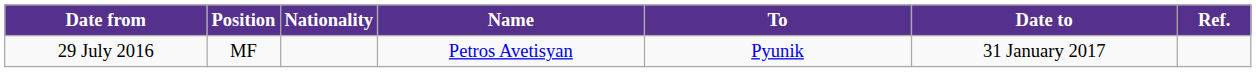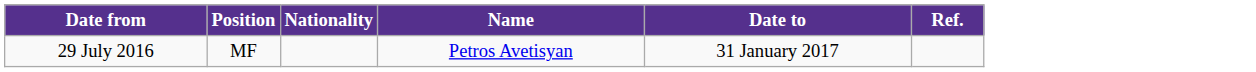- column: (778, 20)
